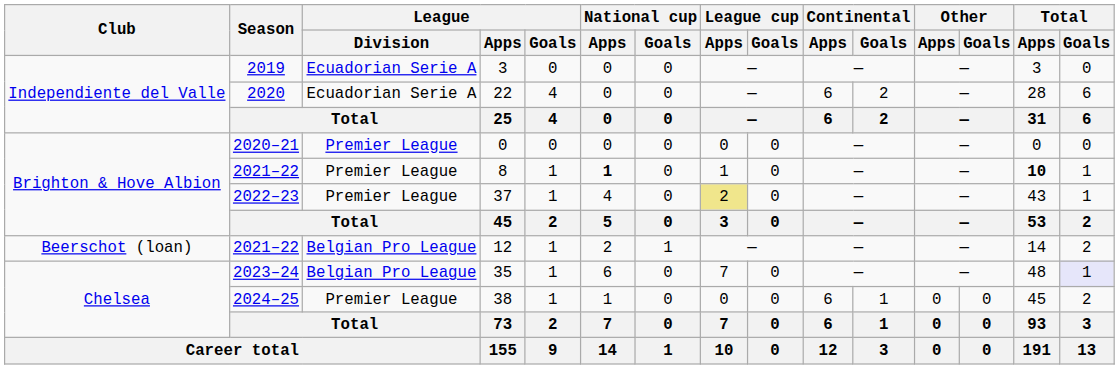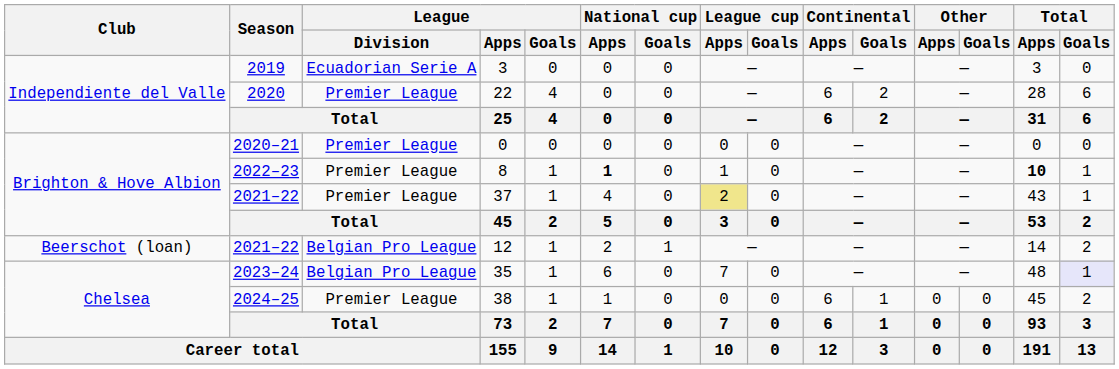(391, 94) Ecuadorian Serie A -> (391, 94) Premier League
(266, 171) 2021–22 -> (266, 171) 2022–23
(266, 197) 2022–23 -> (266, 197) 2021–22
